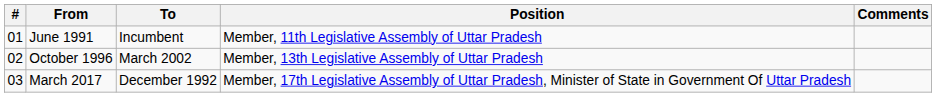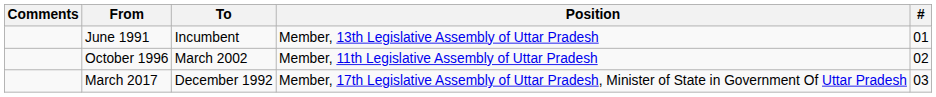columns swapped: (15, 15) <-> (893, 15)
(383, 37) Member, 11th Legislative Assembly of Uttar Pradesh -> (439, 37) Member, 13th Legislative Assembly of Uttar Pradesh
(383, 59) Member, 13th Legislative Assembly of Uttar Pradesh -> (438, 59) Member, 11th Legislative Assembly of Uttar Pradesh
